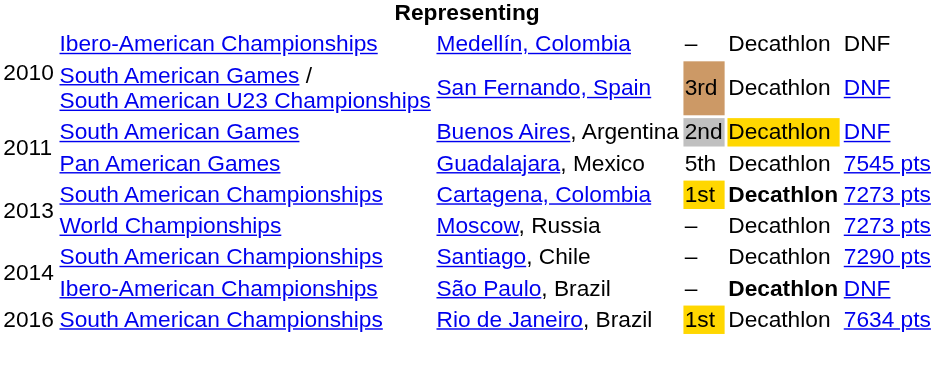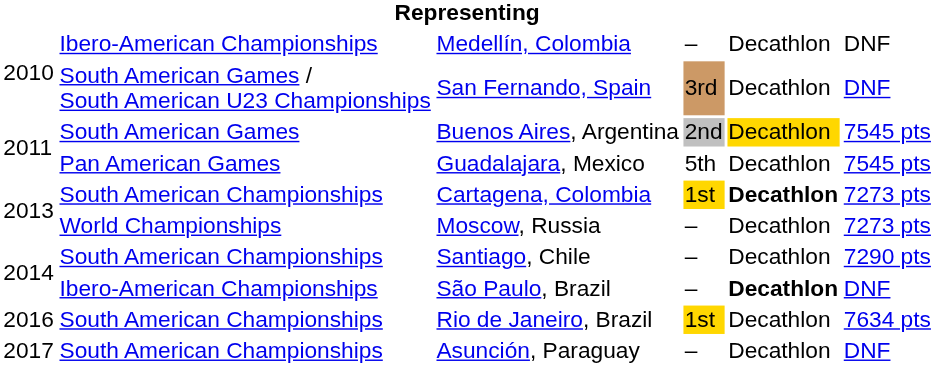(867, 132) DNF -> (887, 132) 7545 pts
+ row: (538, 350)
